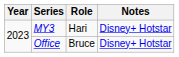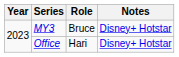(78, 28) Hari -> (82, 28) Bruce
(82, 44) Bruce -> (78, 44) Hari
